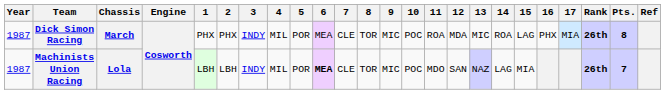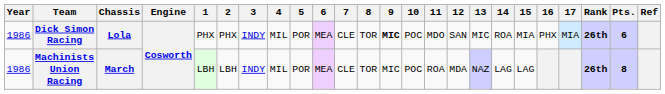(19, 35) 1987 -> (19, 35) 1986
(119, 35) March -> (119, 35) Lola
(391, 35) normal -> (391, 35) bold
(436, 35) ROA -> (436, 35) MDO
(458, 35) MDA -> (458, 35) SAN
(525, 35) LAG -> (525, 35) MIA
(624, 35) 8 -> (624, 35) 6
(19, 69) 1987 -> (19, 69) 1986
(119, 69) Lola -> (119, 69) March
(324, 69) bold -> (324, 69) normal
(436, 69) MDO -> (436, 69) ROA
(458, 69) SAN -> (458, 69) MDA
(525, 69) MIA -> (525, 69) LAG
(624, 69) 7 -> (624, 69) 8
